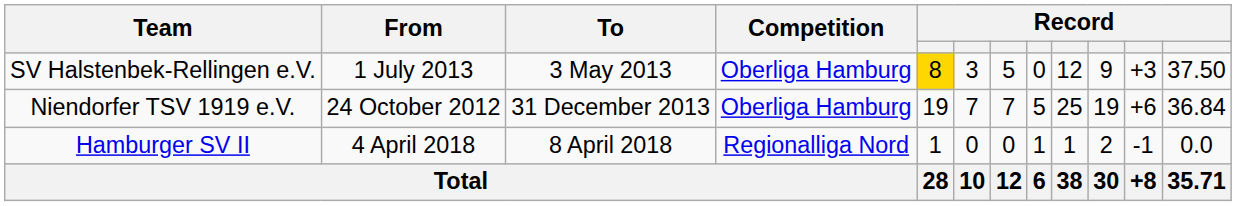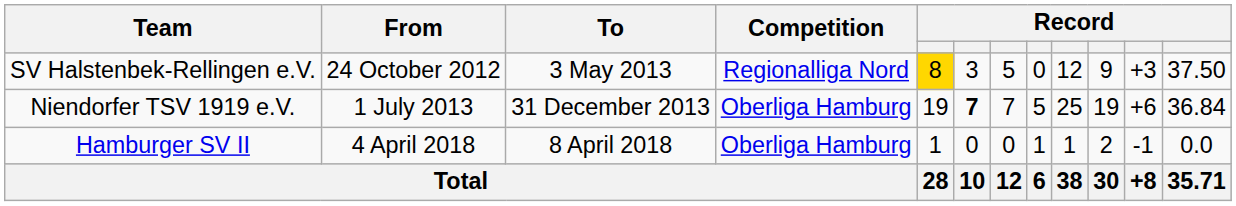(413, 70) 1 July 2013 -> (413, 70) 24 October 2012
(816, 70) Oberliga Hamburg -> (816, 70) Regionalliga Nord
(413, 107) 24 October 2012 -> (413, 107) 1 July 2013
(972, 107) normal -> (972, 107) bold
(816, 144) Regionalliga Nord -> (816, 144) Oberliga Hamburg
